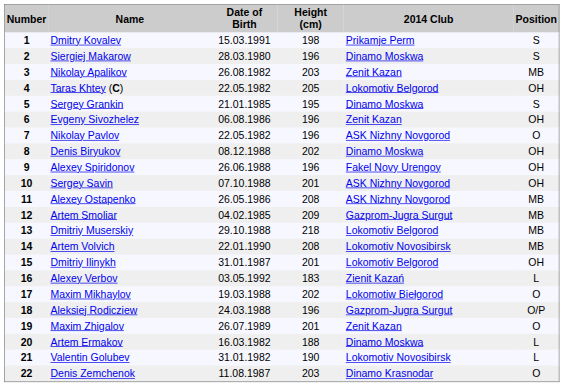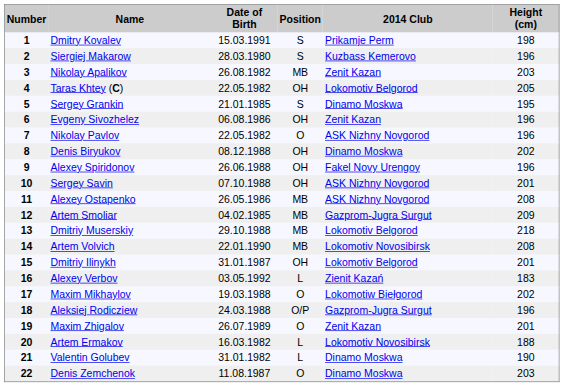columns swapped: (311, 18) <-> (536, 18)
(385, 56) Dinamo Moskwa -> (370, 56) Kuzbass Kemerovo
(385, 342) Dinamo Moskwa -> (377, 342) Lokomotiv Novosibirsk
(398, 358) Lokomotiv Novosibirsk -> (364, 358) Dinamo Moskwa
(390, 373) Dinamo Krasnodar -> (364, 373) Dinamo Moskwa
